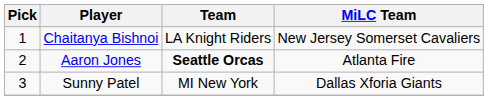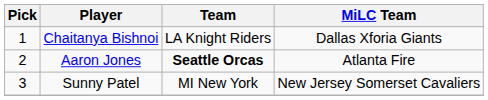(379, 38) New Jersey Somerset Cavaliers -> (379, 38) Dallas Xforia Giants
(379, 83) Dallas Xforia Giants -> (379, 83) New Jersey Somerset Cavaliers
